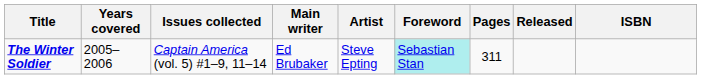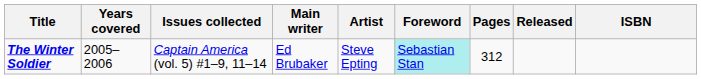(492, 56) 311 -> (492, 56) 312
